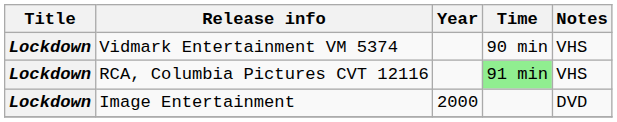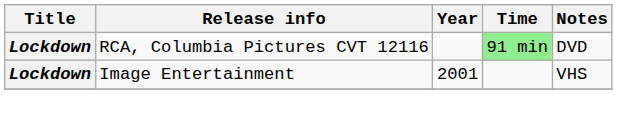- row: (249, 47)
(572, 75) VHS -> (572, 47) DVD
(458, 103) 2000 -> (458, 75) 2001
(572, 103) DVD -> (572, 75) VHS
